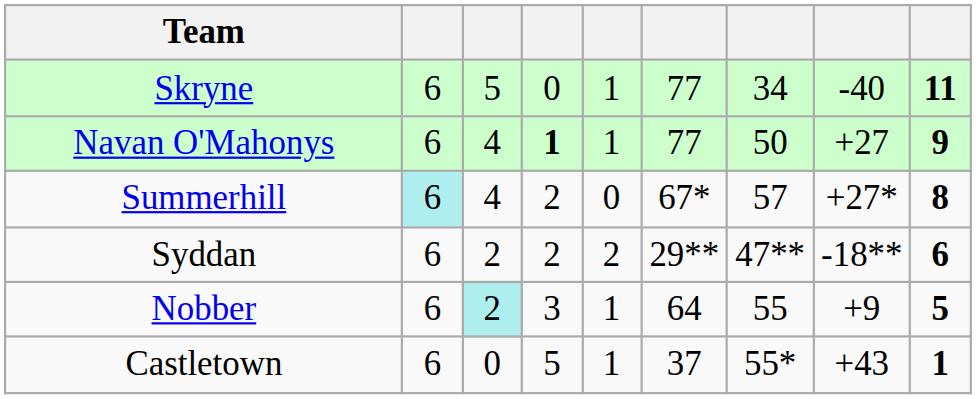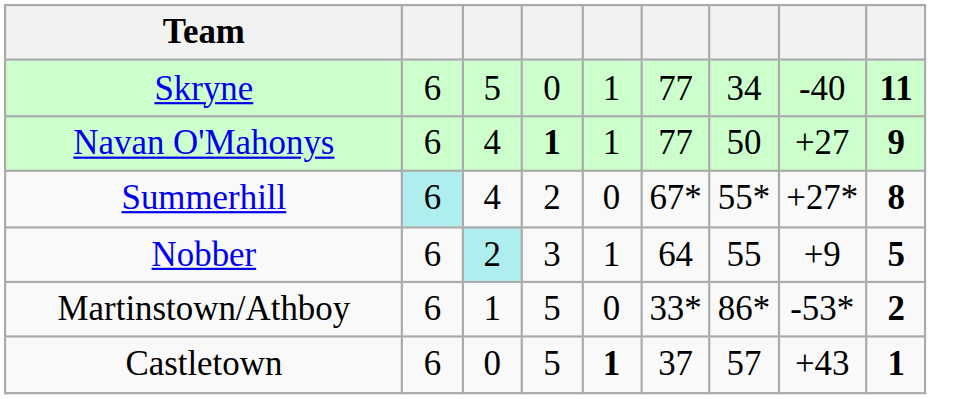(770, 198) 57 -> (744, 198) 55*
- row: (204, 253)
+ row: (204, 308)
(612, 364) normal -> (612, 364) bold
(770, 364) 55* -> (744, 364) 57
